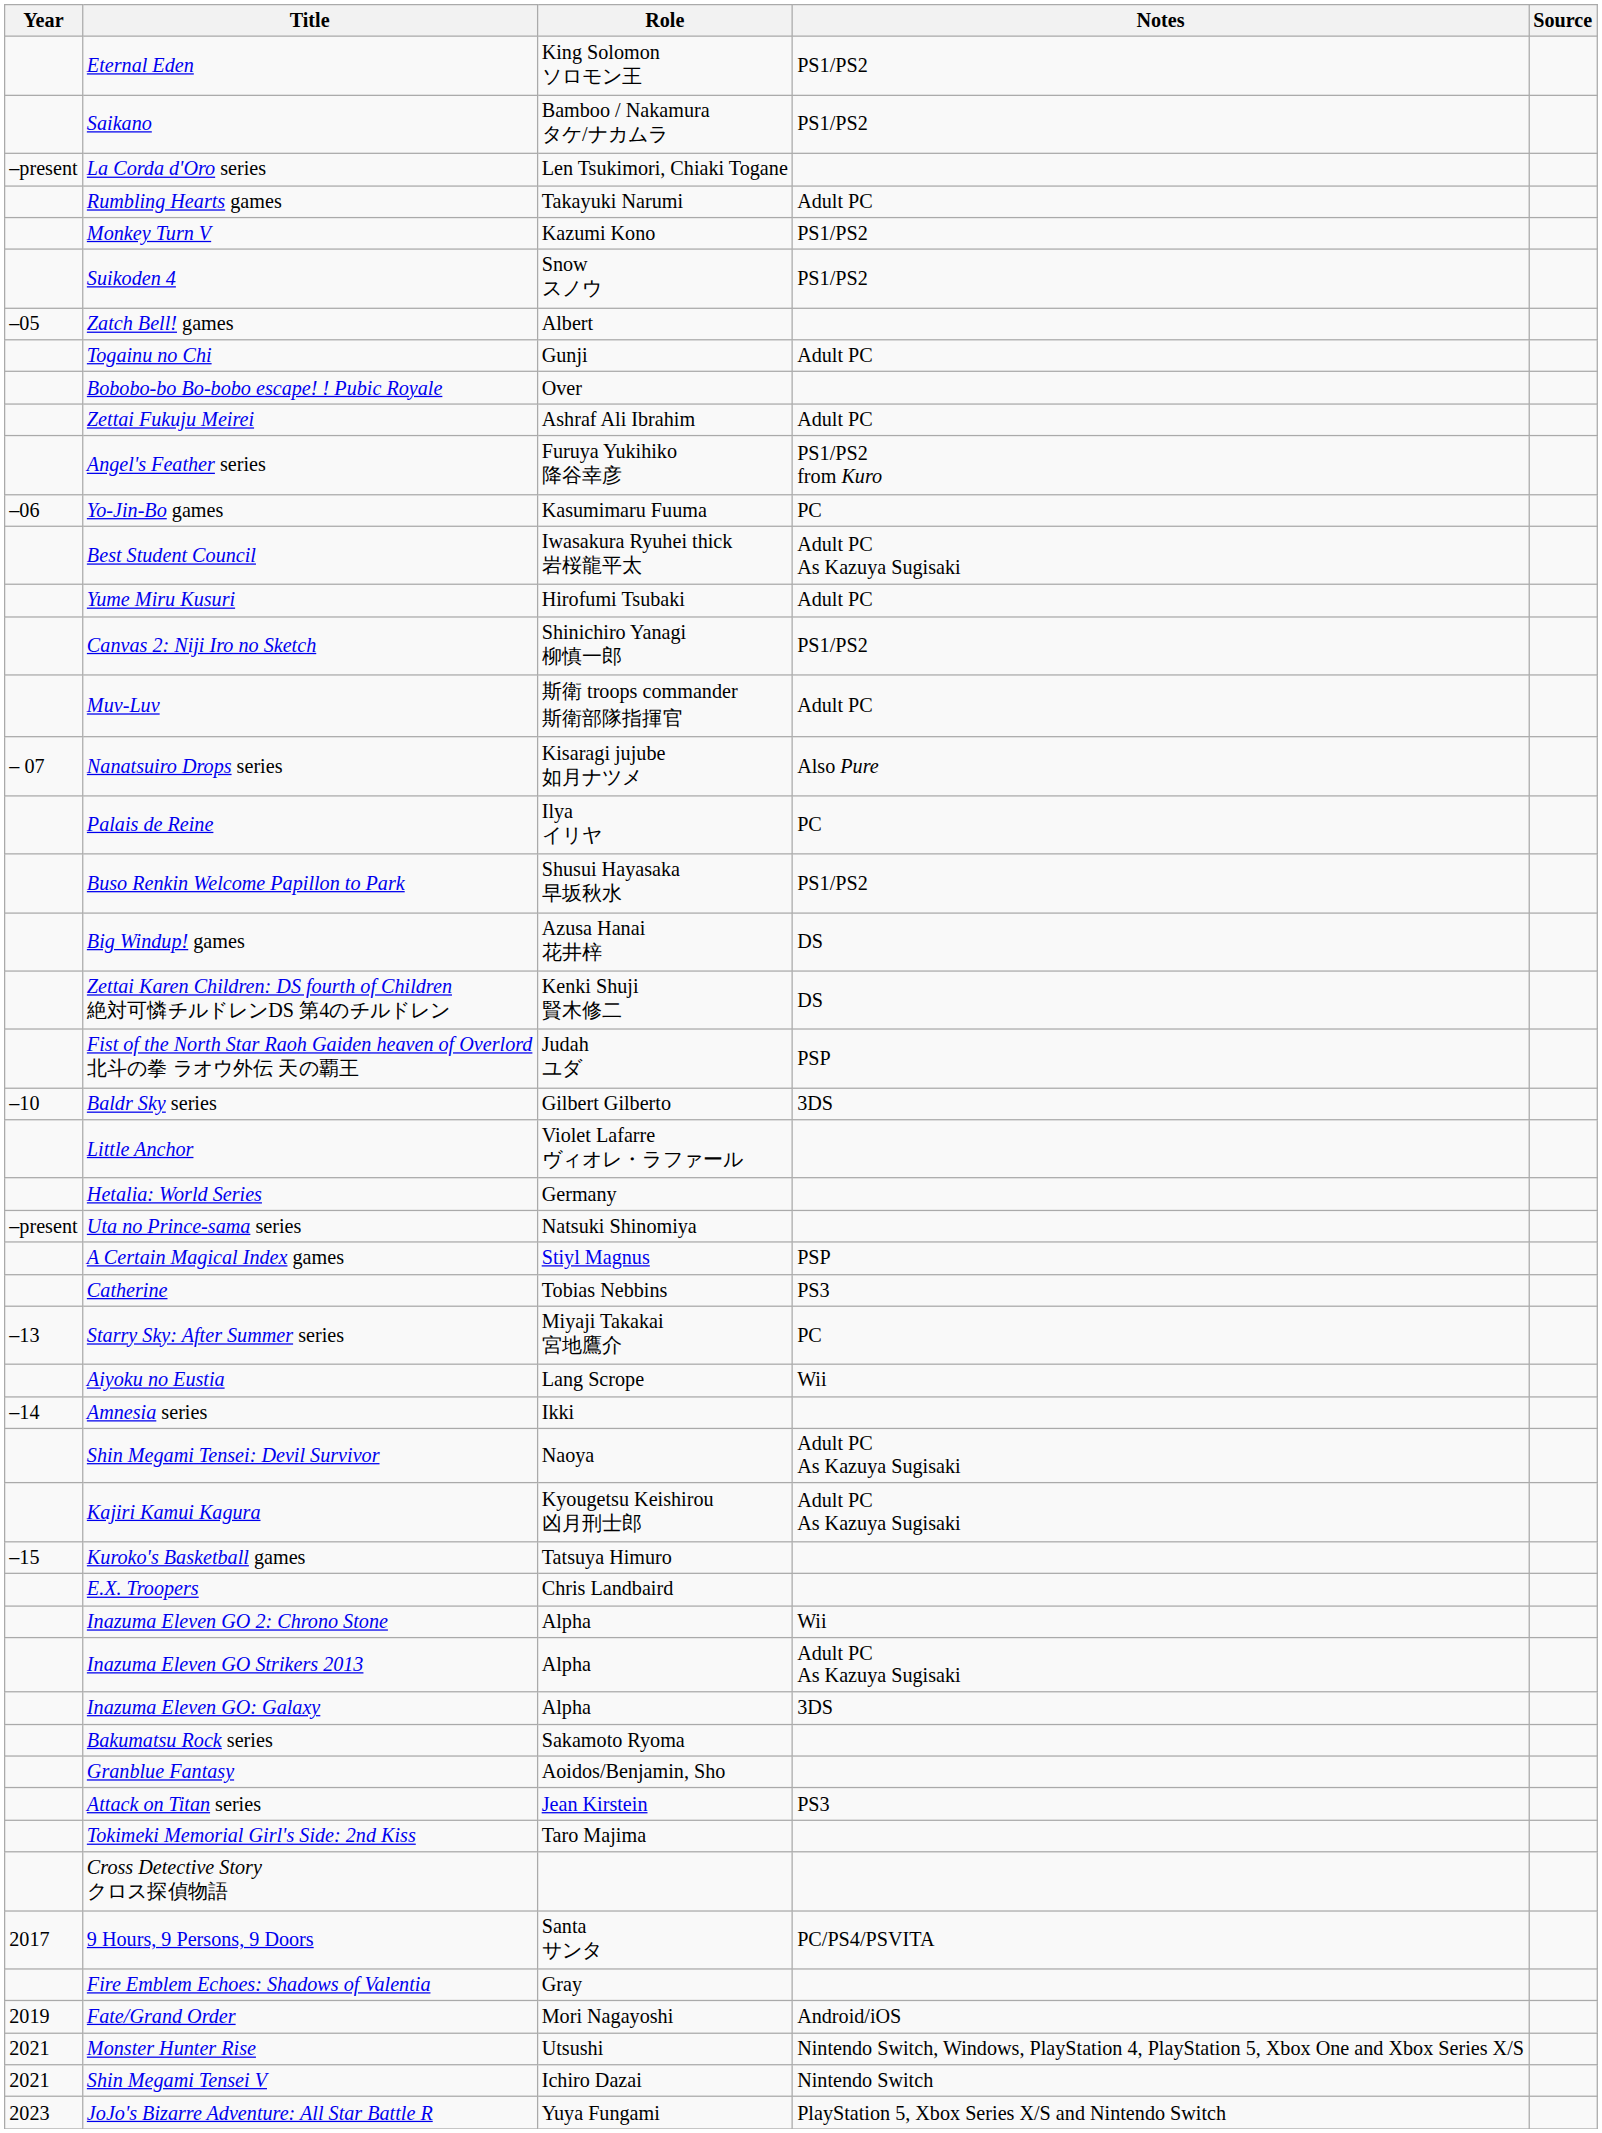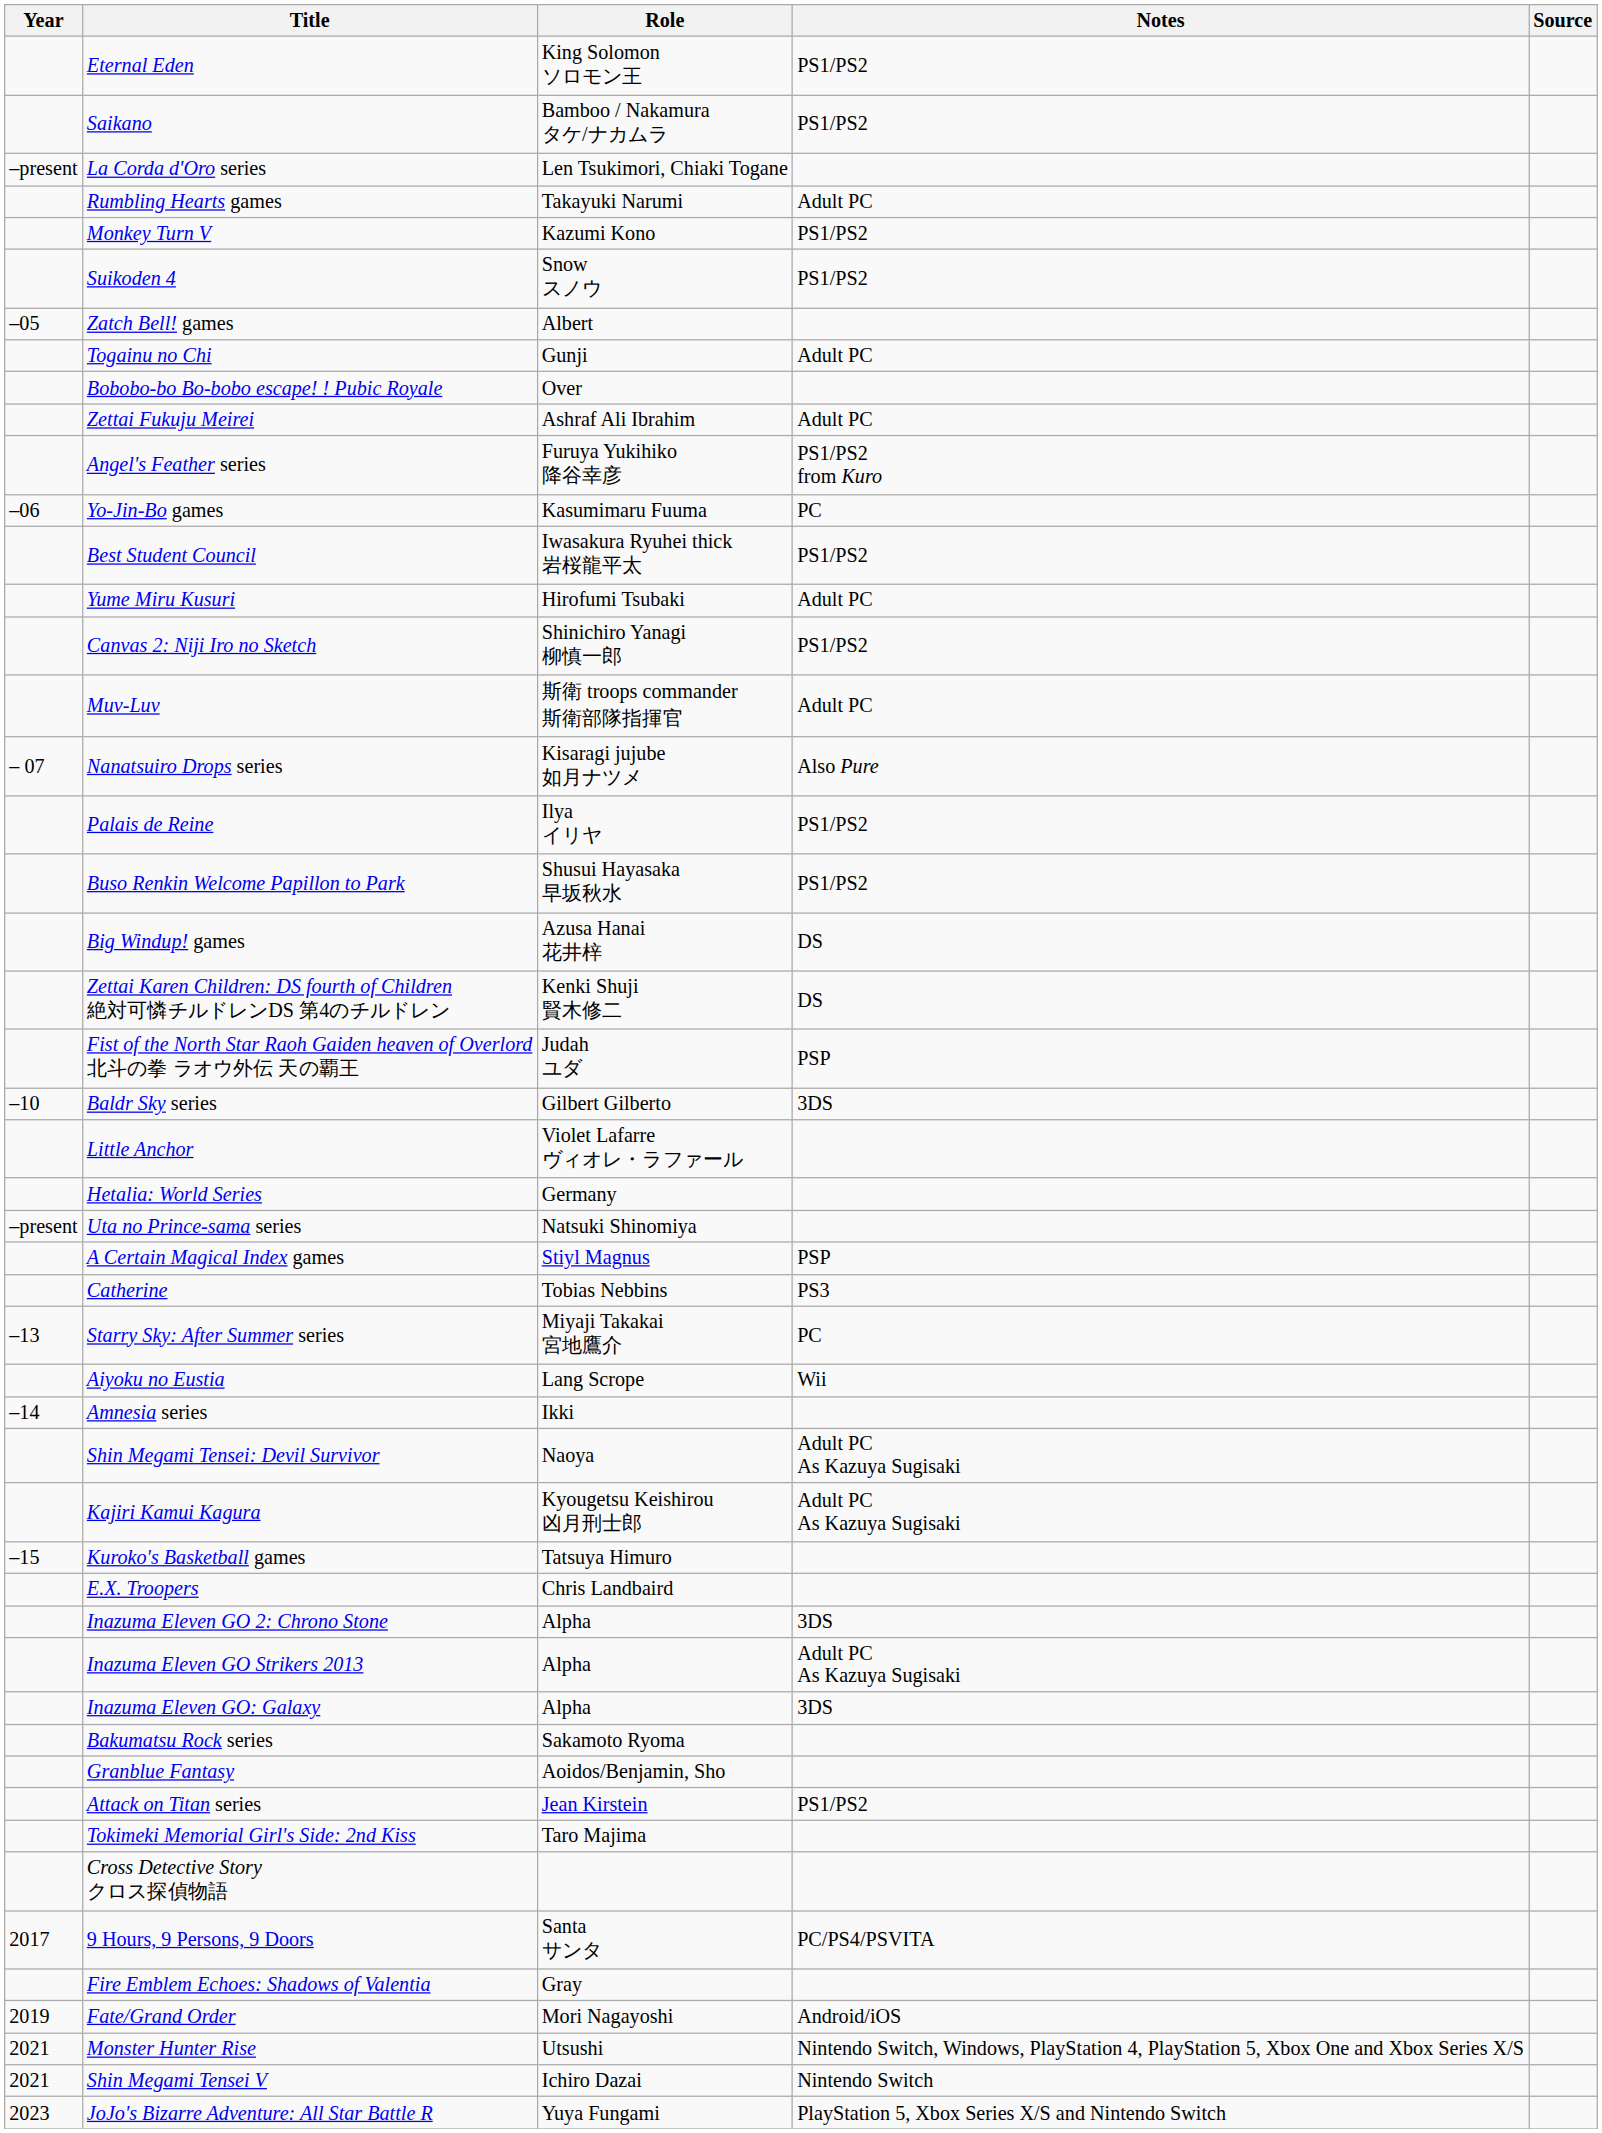(879, 555) Adult PC As Kazuya Sugisaki -> (832, 555) PS1/PS2
(809, 824) PC -> (832, 824) PS1/PS2
(812, 1621) Wii -> (815, 1621) 3DS
(813, 1803) PS3 -> (832, 1803) PS1/PS2
